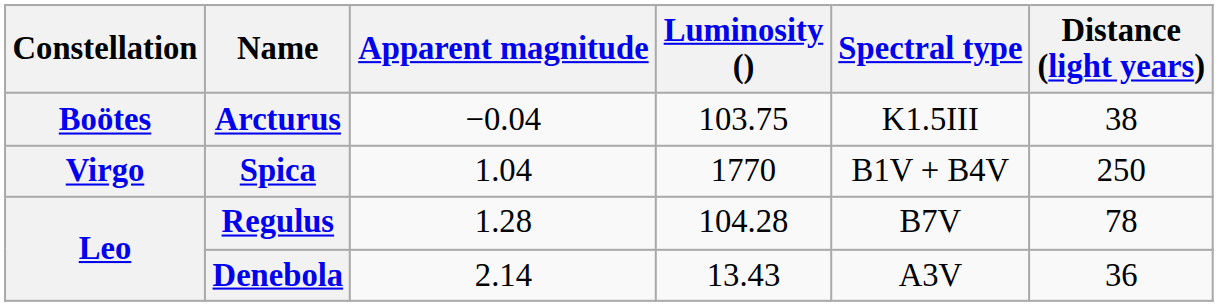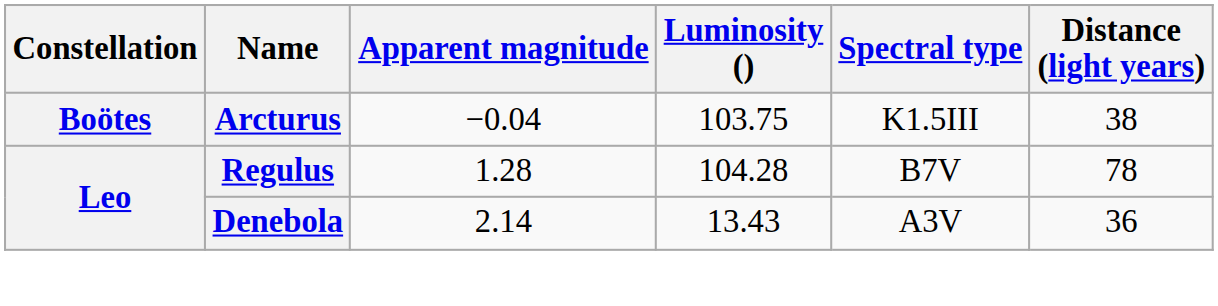- row: (278, 170)
